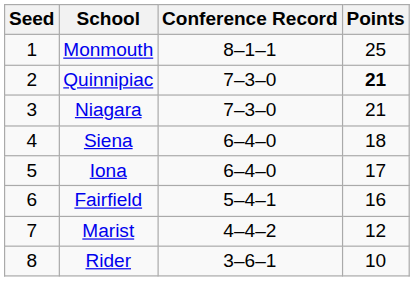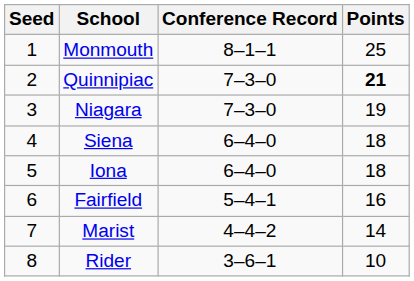(376, 110) 21 -> (376, 110) 19
(376, 170) 17 -> (376, 170) 18
(376, 230) 12 -> (376, 230) 14
